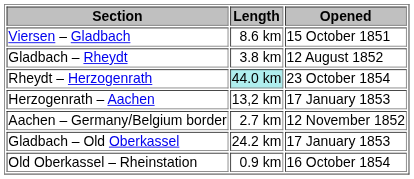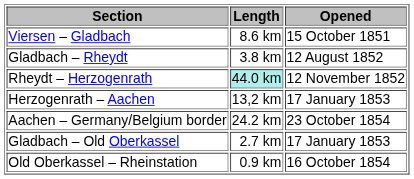(338, 78) 23 October 1854 -> (346, 78) 12 November 1852
(260, 120) 2.7 km -> (257, 120) 24.2 km
(346, 120) 12 November 1852 -> (338, 120) 23 October 1854
(257, 141) 24.2 km -> (260, 141) 2.7 km
